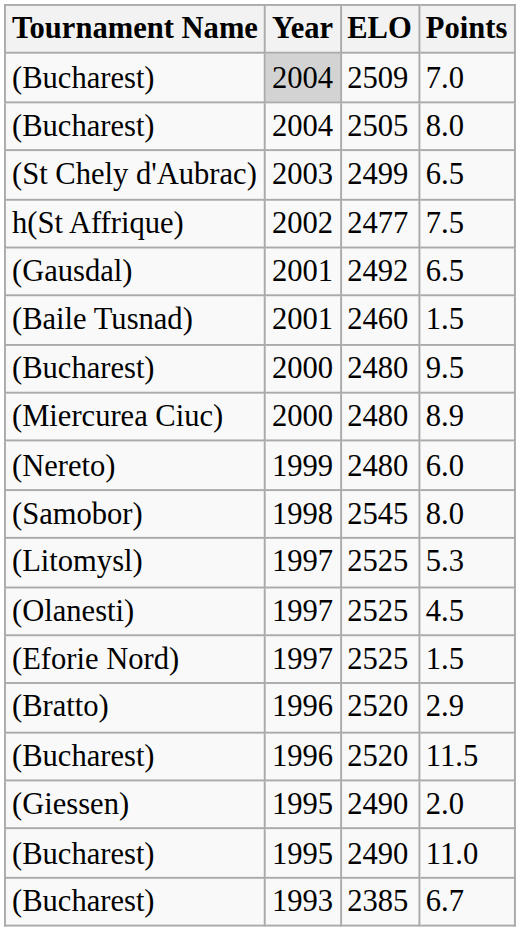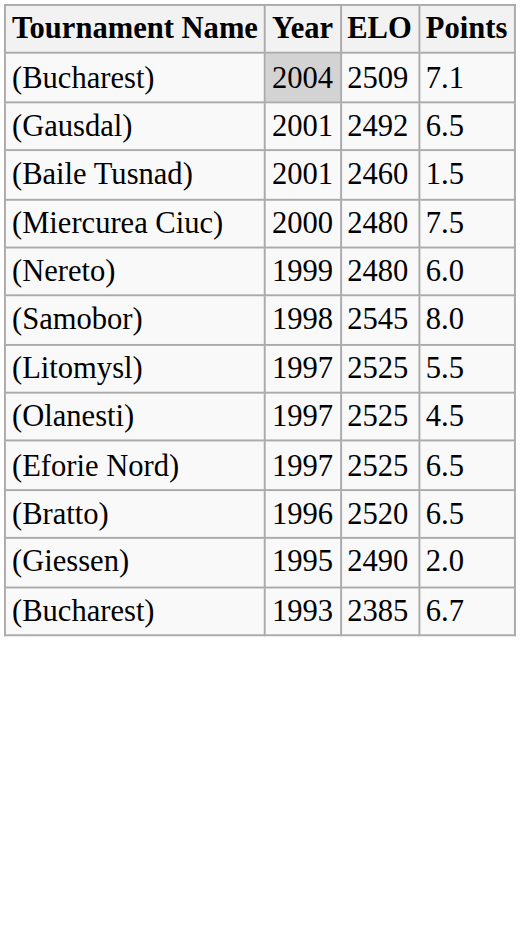(445, 77) 7.0 -> (445, 77) 7.1
- row: (83, 125)
- row: (134, 174)
- row: (98, 222)
- row: (83, 367)
(445, 416) 8.9 -> (445, 222) 7.5
(445, 561) 5.3 -> (445, 367) 5.5
(445, 658) 1.5 -> (445, 464) 6.5
(445, 707) 2.9 -> (445, 513) 6.5
- row: (83, 755)
- row: (83, 852)
